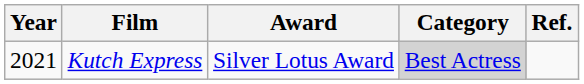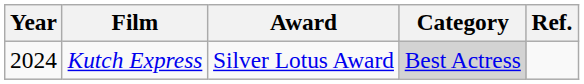(33, 60) 2021 -> (33, 60) 2024
